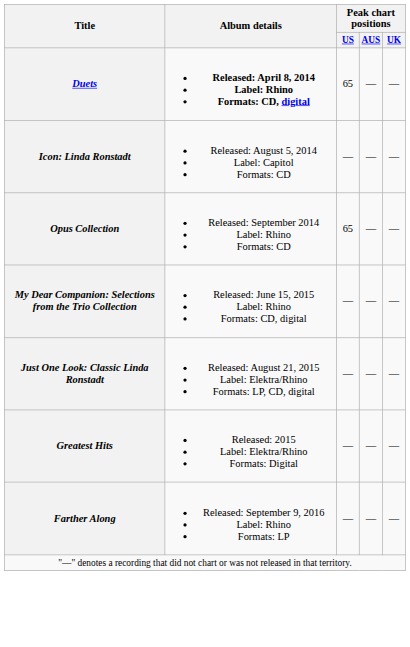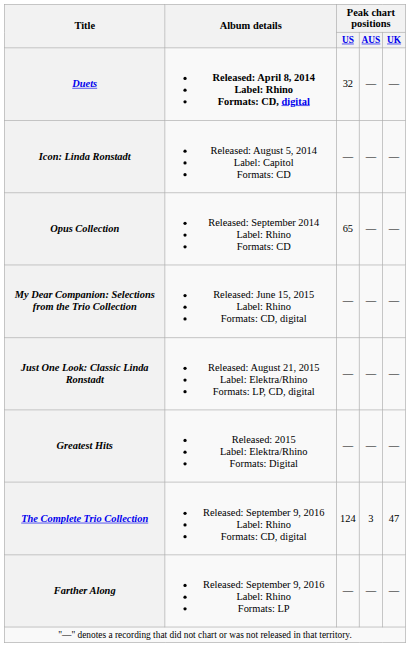(348, 84) 65 -> (348, 84) 32
+ row: (85, 518)
